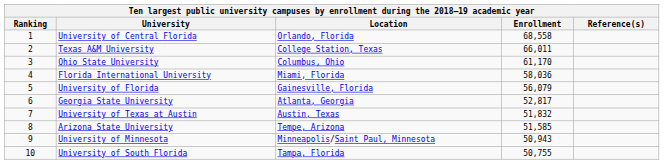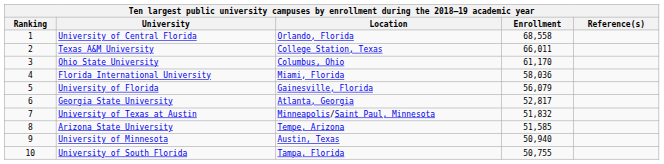(308, 114) Austin, Texas -> (356, 114) Minneapolis/Saint Paul, Minnesota
(356, 140) Minneapolis/Saint Paul, Minnesota -> (308, 140) Austin, Texas
(537, 140) 50,943 -> (537, 140) 50,940
